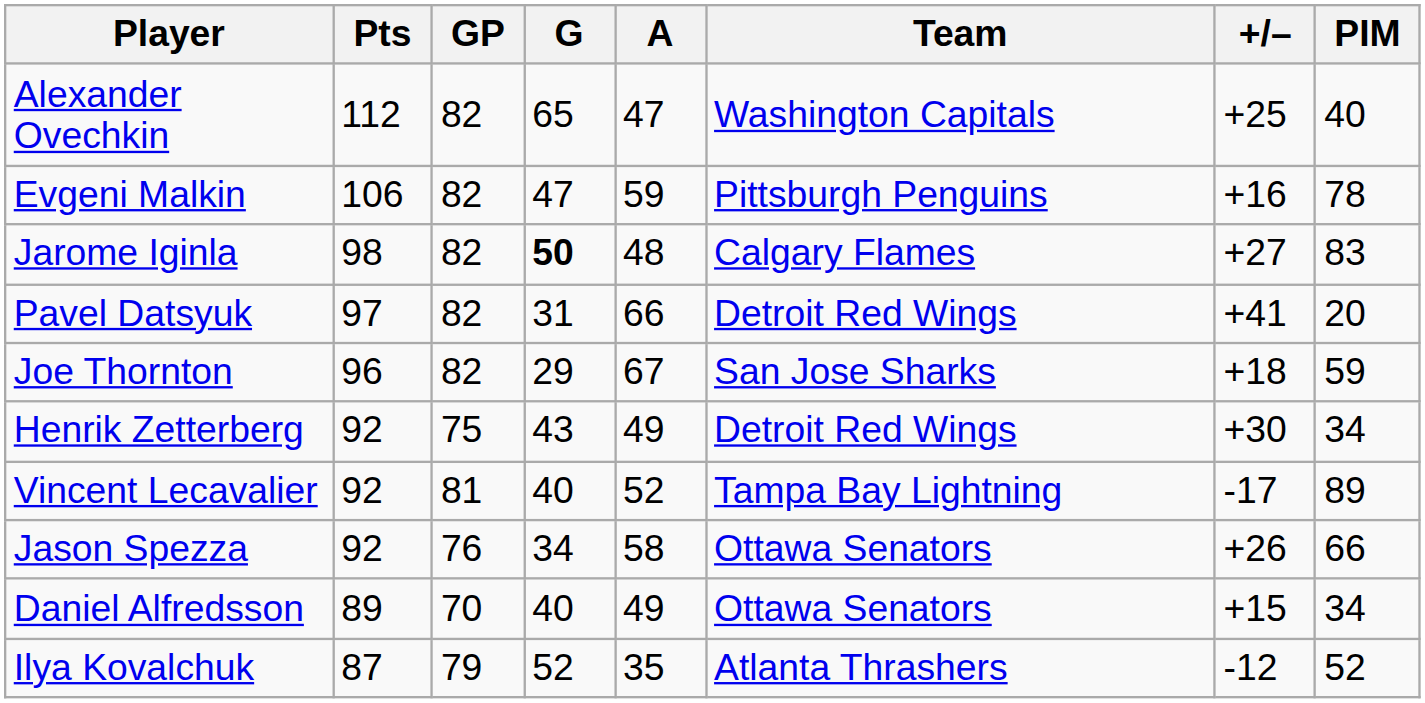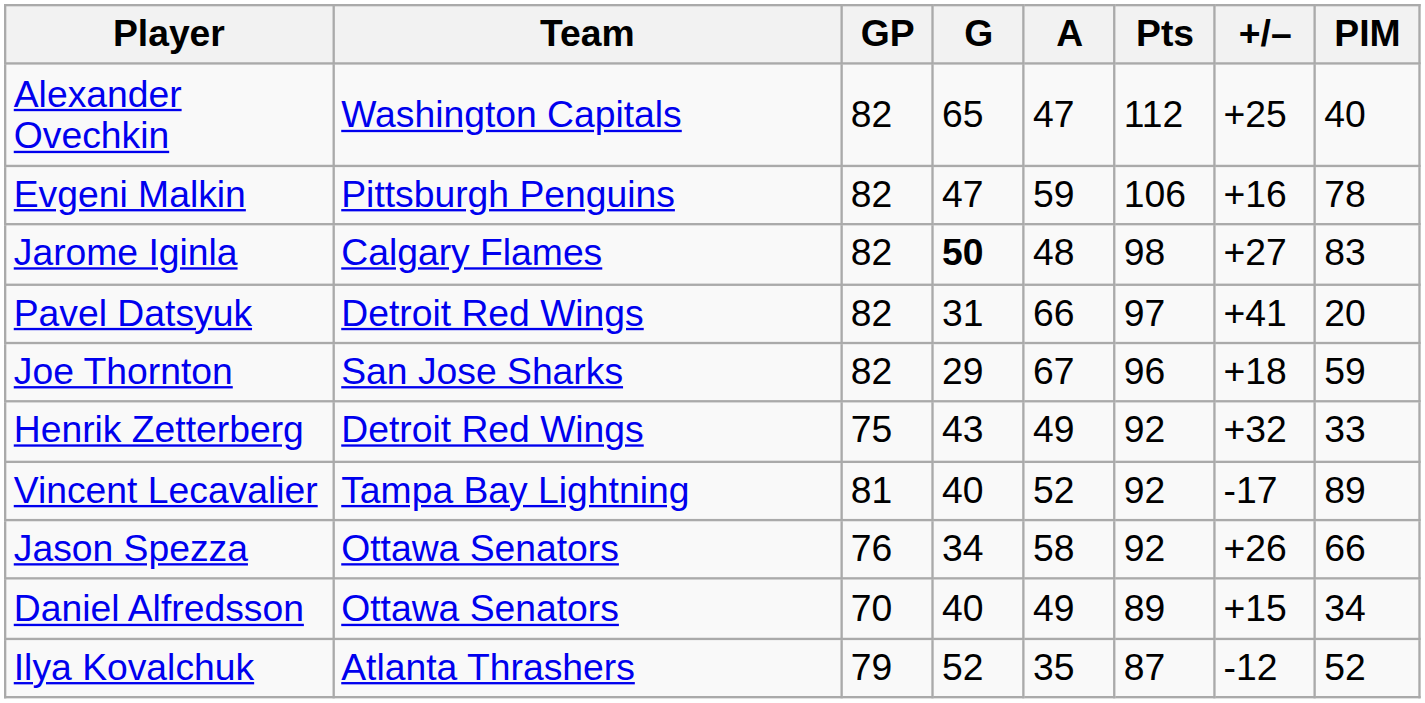columns swapped: (960, 34) <-> (382, 34)
(1255, 430) +30 -> (1255, 430) +32
(1345, 430) 34 -> (1345, 430) 33
